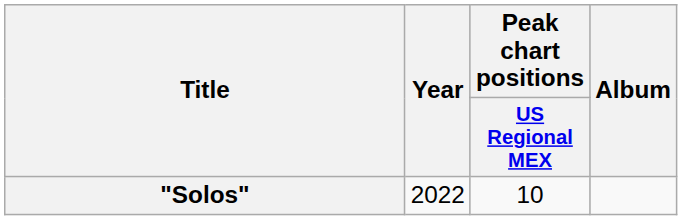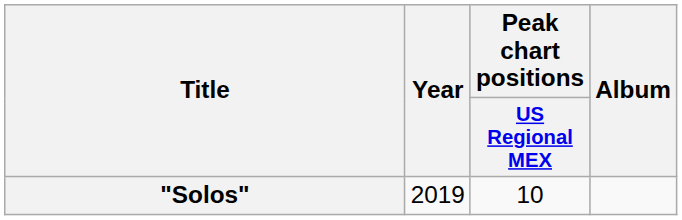(438, 195) 2022 -> (438, 195) 2019
